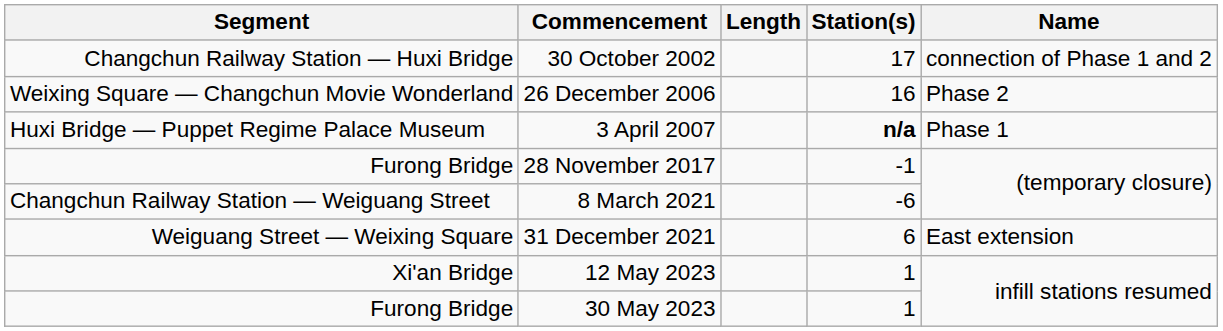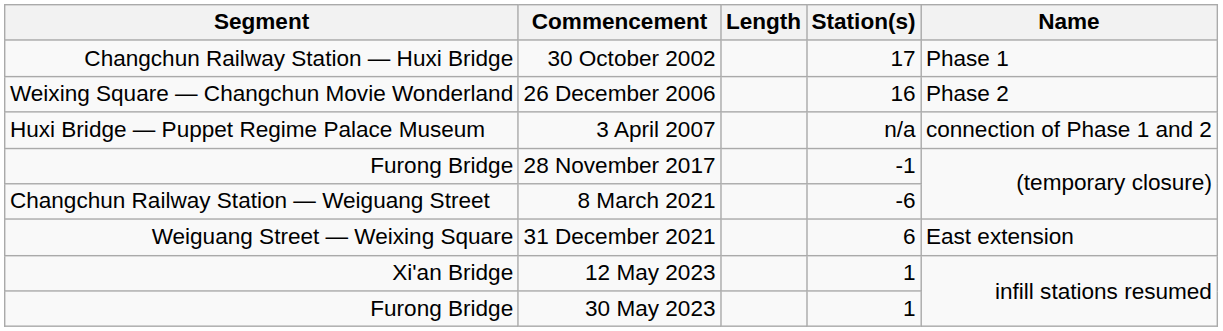(1069, 58) connection of Phase 1 and 2 -> (967, 58) Phase 1
(899, 129) bold -> (900, 129) normal
(967, 129) Phase 1 -> (1069, 129) connection of Phase 1 and 2
